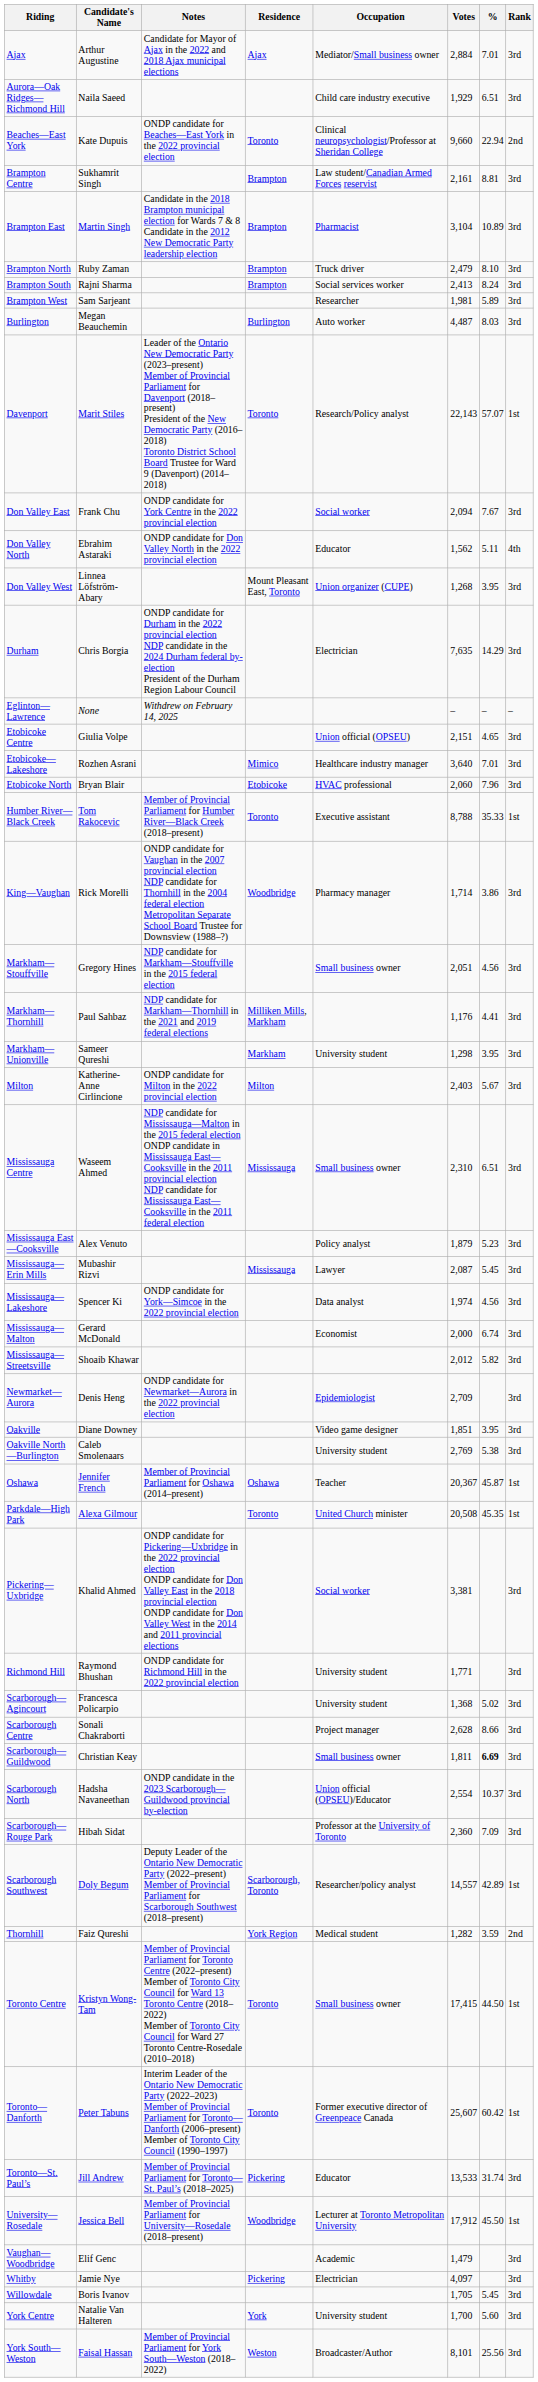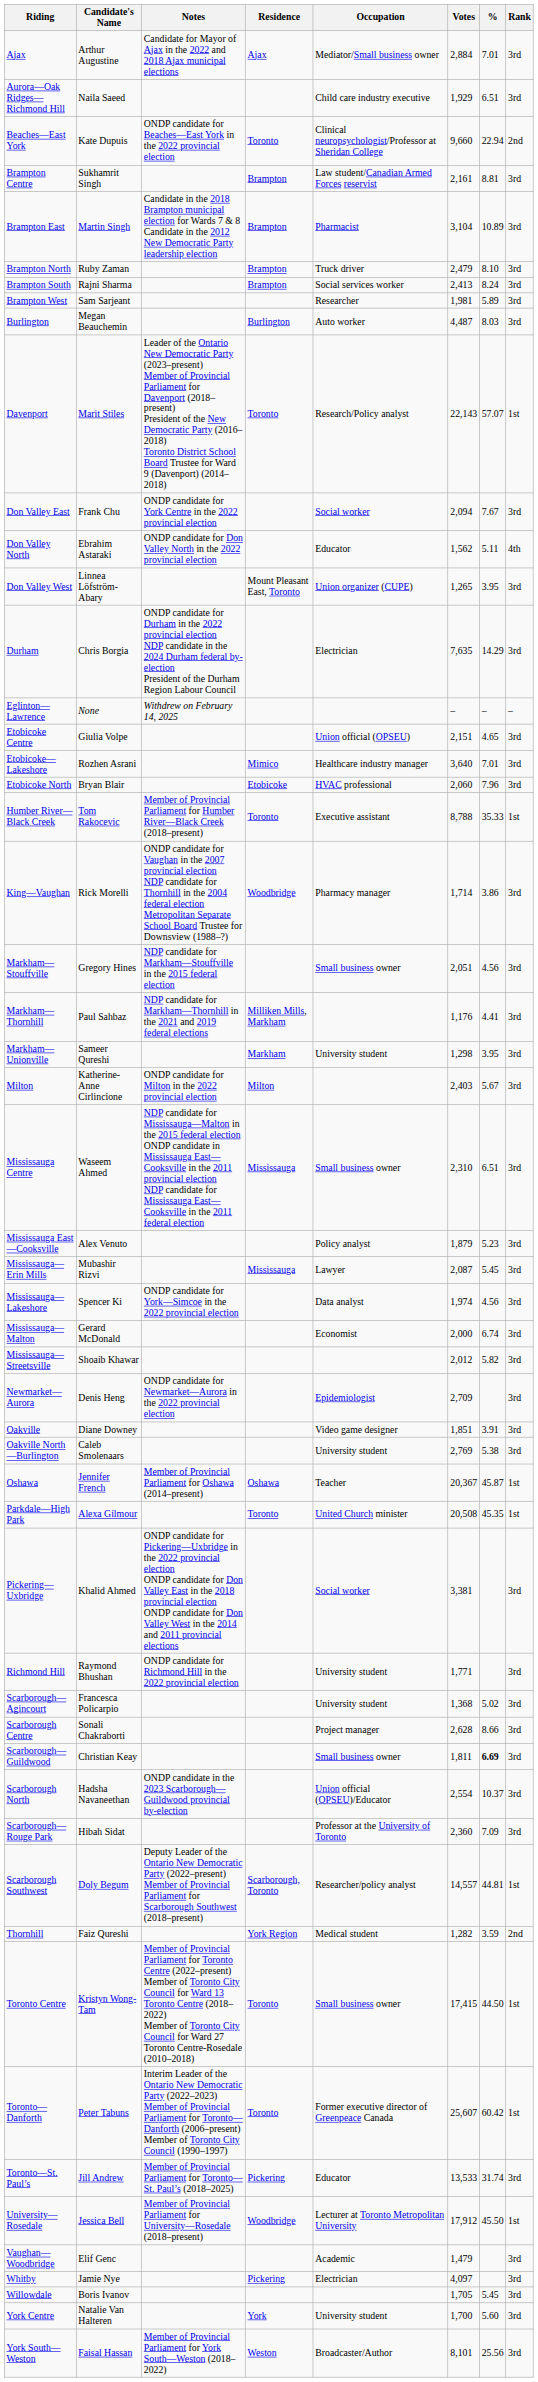(461, 586) 1,268 -> (461, 586) 1,265
(490, 1429) 3.95 -> (490, 1429) 3.91
(493, 1885) 42.89 -> (493, 1885) 44.81
